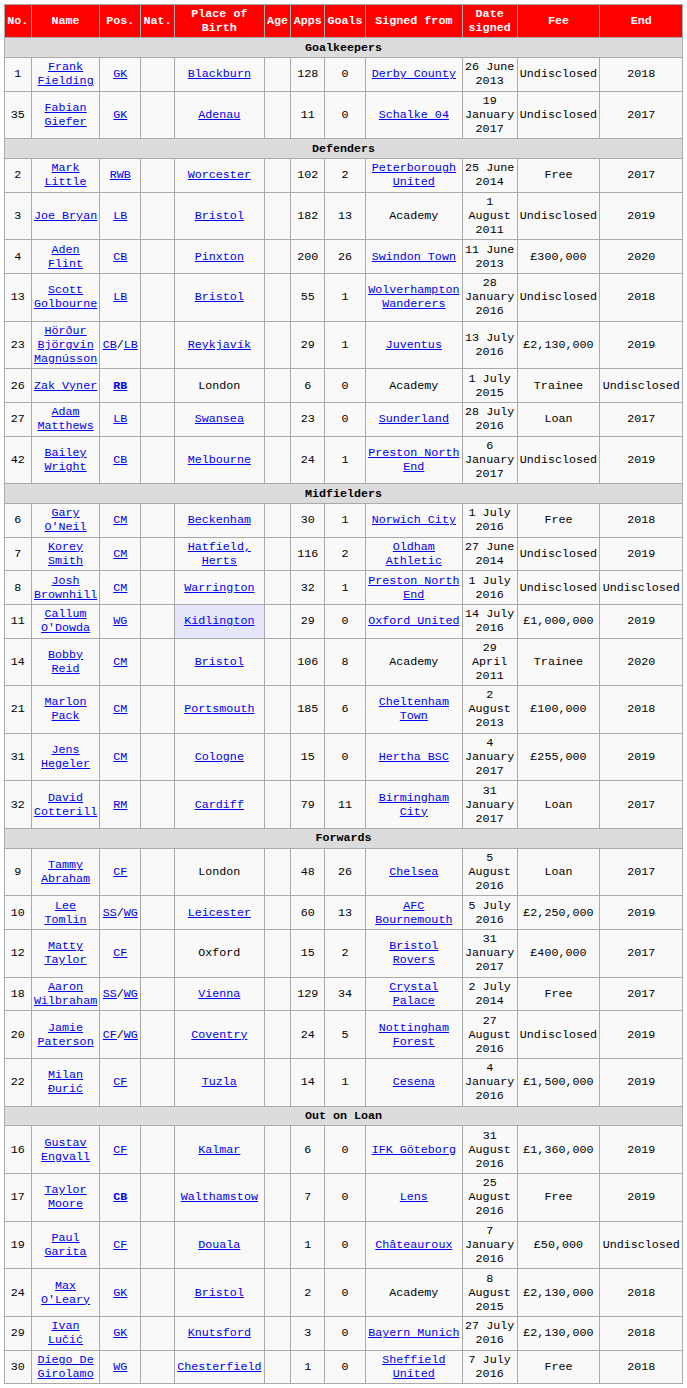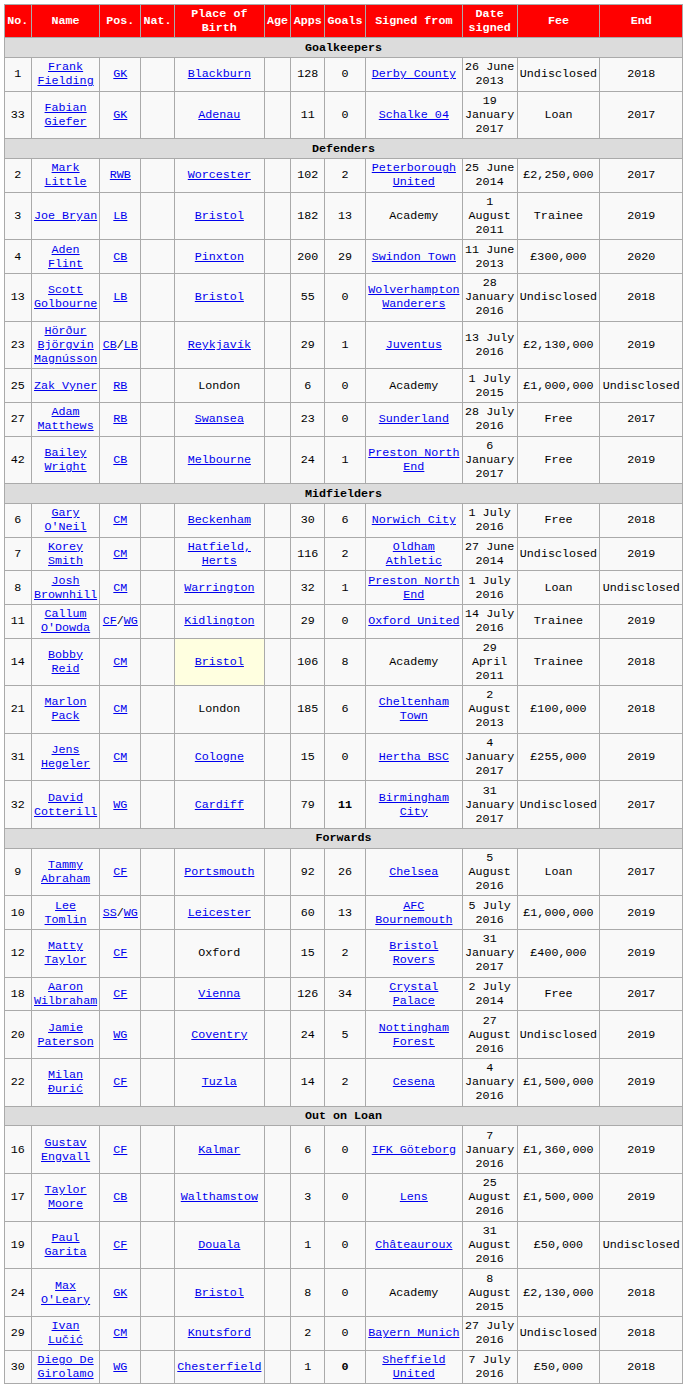(18, 115) 35 -> (18, 115) 33
(558, 115) Undisclosed -> (558, 115) Loan
(558, 175) Free -> (558, 175) £2,250,000
(558, 216) Undisclosed -> (558, 216) Trainee
(345, 257) 26 -> (345, 257) 29
(345, 297) 1 -> (345, 297) 0
(18, 386) 26 -> (18, 386) 25
(120, 386) bold -> (120, 386) normal
(558, 386) Trainee -> (558, 386) £1,000,000
(120, 419) LB -> (120, 419) RB
(558, 419) Loan -> (558, 419) Free
(558, 460) Undisclosed -> (558, 460) Free
(345, 520) 1 -> (345, 520) 6
(558, 588) Undisclosed -> (558, 588) Loan
(120, 621) WG -> (120, 621) CF/WG
(219, 621) lavender background -> (219, 621) no background
(558, 621) £1,000,000 -> (558, 621) Trainee
(219, 662) no background -> (219, 662) lightyellow background
(641, 662) 2020 -> (641, 662) 2018
(219, 709) Portsmouth -> (219, 709) London
(120, 805) RM -> (120, 805) WG
(345, 805) normal -> (345, 805) bold
(558, 805) Loan -> (558, 805) Undisclosed
(219, 872) London -> (219, 872) Portsmouth
(308, 872) 48 -> (308, 872) 92
(558, 913) £2,250,000 -> (558, 913) £1,000,000
(641, 953) 2017 -> (641, 953) 2019
(120, 994) SS/WG -> (120, 994) CF
(308, 994) 129 -> (308, 994) 126
(120, 1035) CF/WG -> (120, 1035) WG
(345, 1082) 1 -> (345, 1082) 2
(490, 1150) 31 August 2016 -> (490, 1150) 7 January 2016
(120, 1197) bold -> (120, 1197) normal
(308, 1197) 7 -> (308, 1197) 3
(558, 1197) Free -> (558, 1197) £1,500,000
(490, 1245) 7 January 2016 -> (490, 1245) 31 August 2016
(308, 1293) 2 -> (308, 1293) 8
(120, 1333) GK -> (120, 1333) CM
(308, 1333) 3 -> (308, 1333) 2
(558, 1333) £2,130,000 -> (558, 1333) Undisclosed
(345, 1367) normal -> (345, 1367) bold
(558, 1367) Free -> (558, 1367) £50,000
